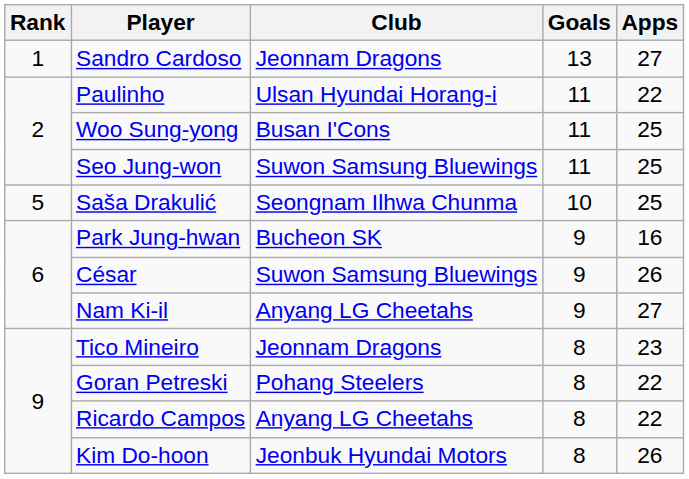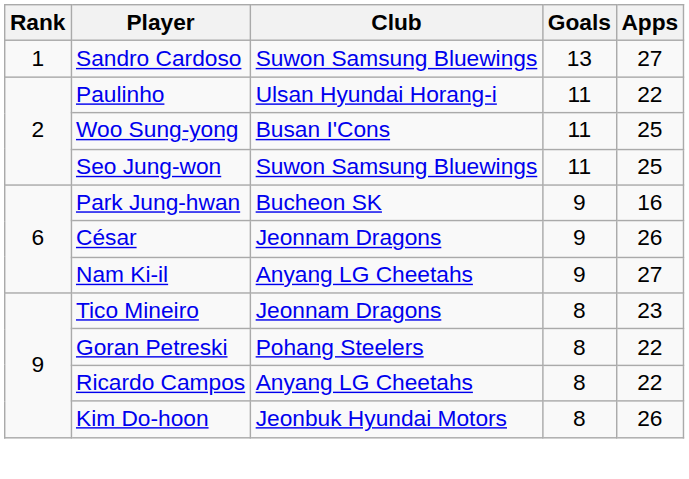(348, 58) Jeonnam Dragons -> (396, 58) Suwon Samsung Bluewings
- row: (146, 202)
(396, 274) Suwon Samsung Bluewings -> (348, 238) Jeonnam Dragons
